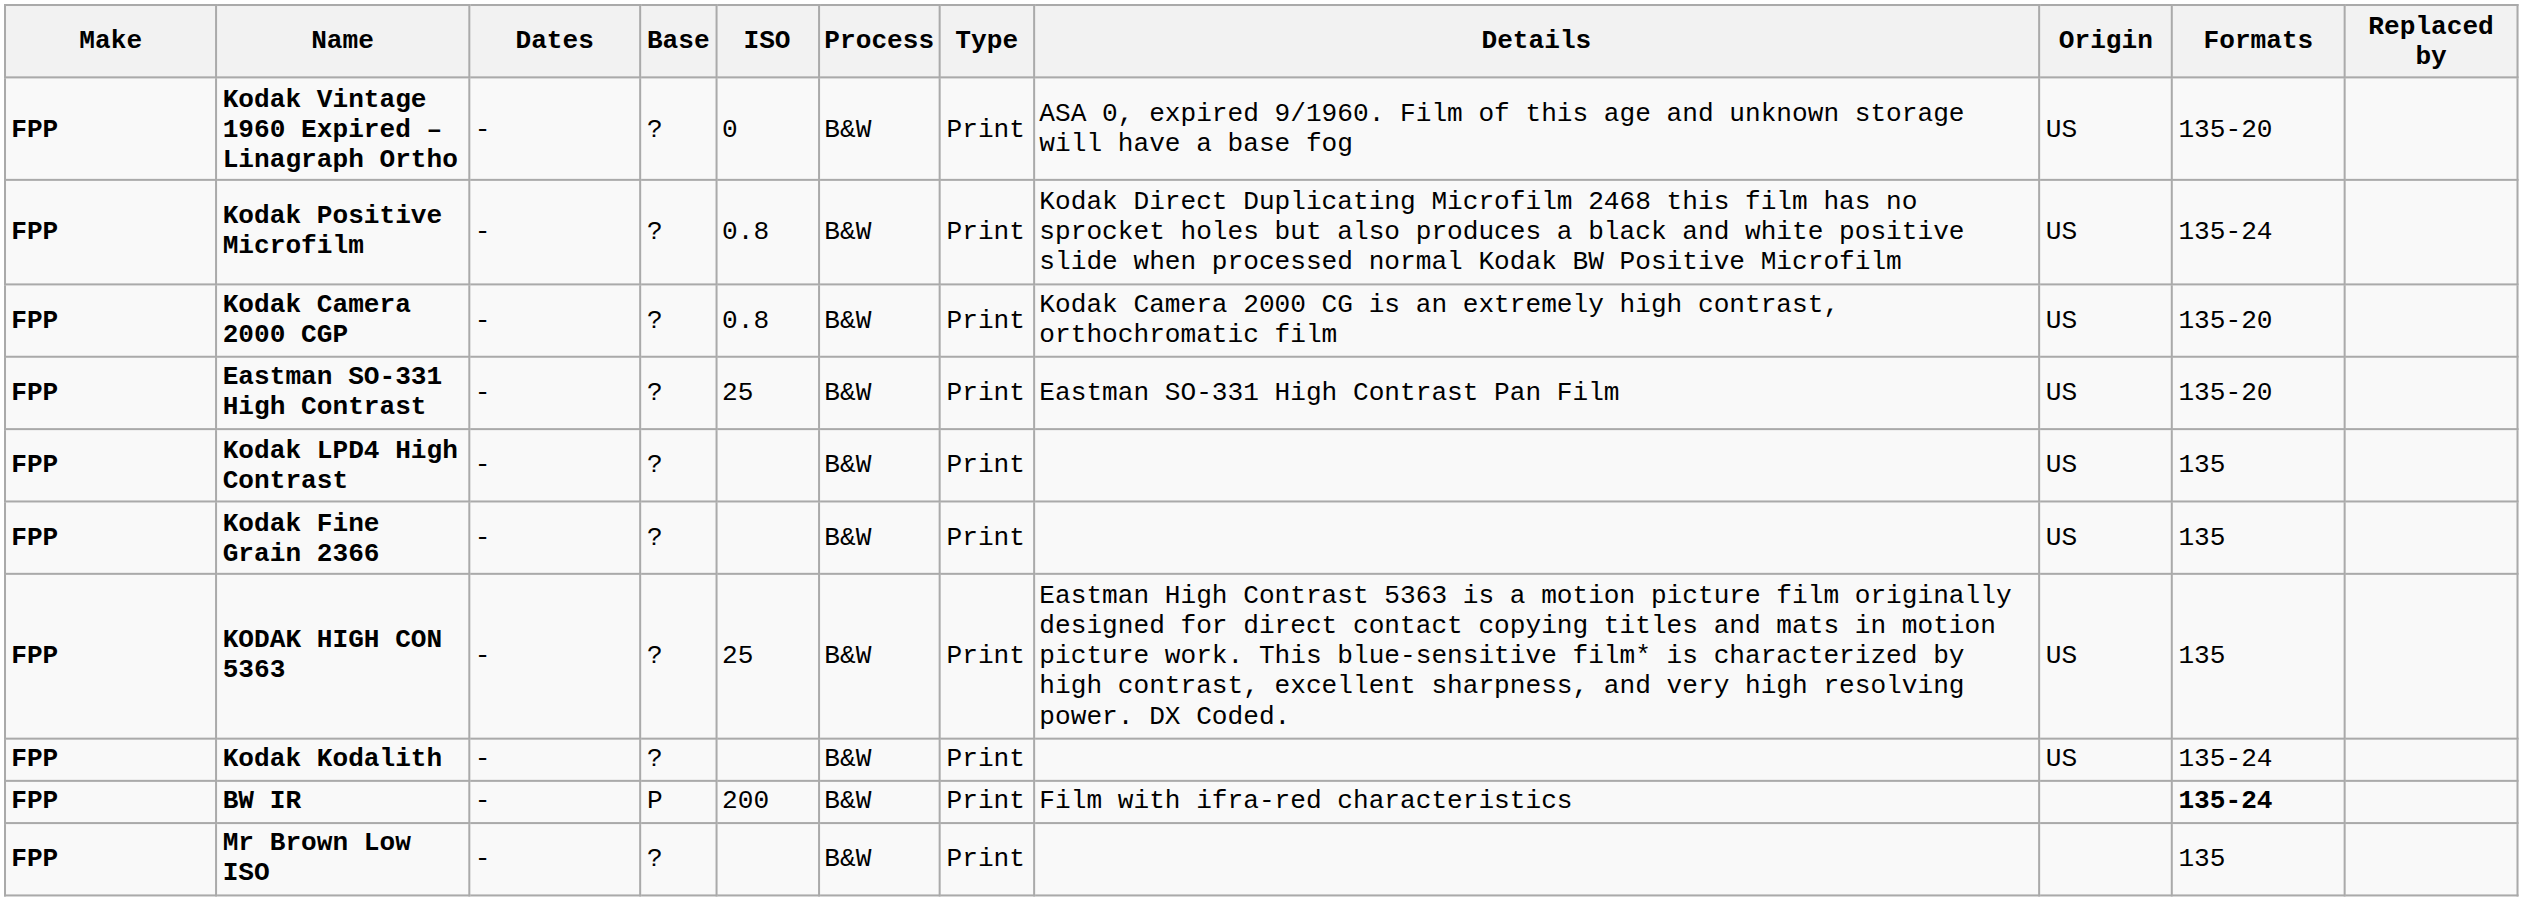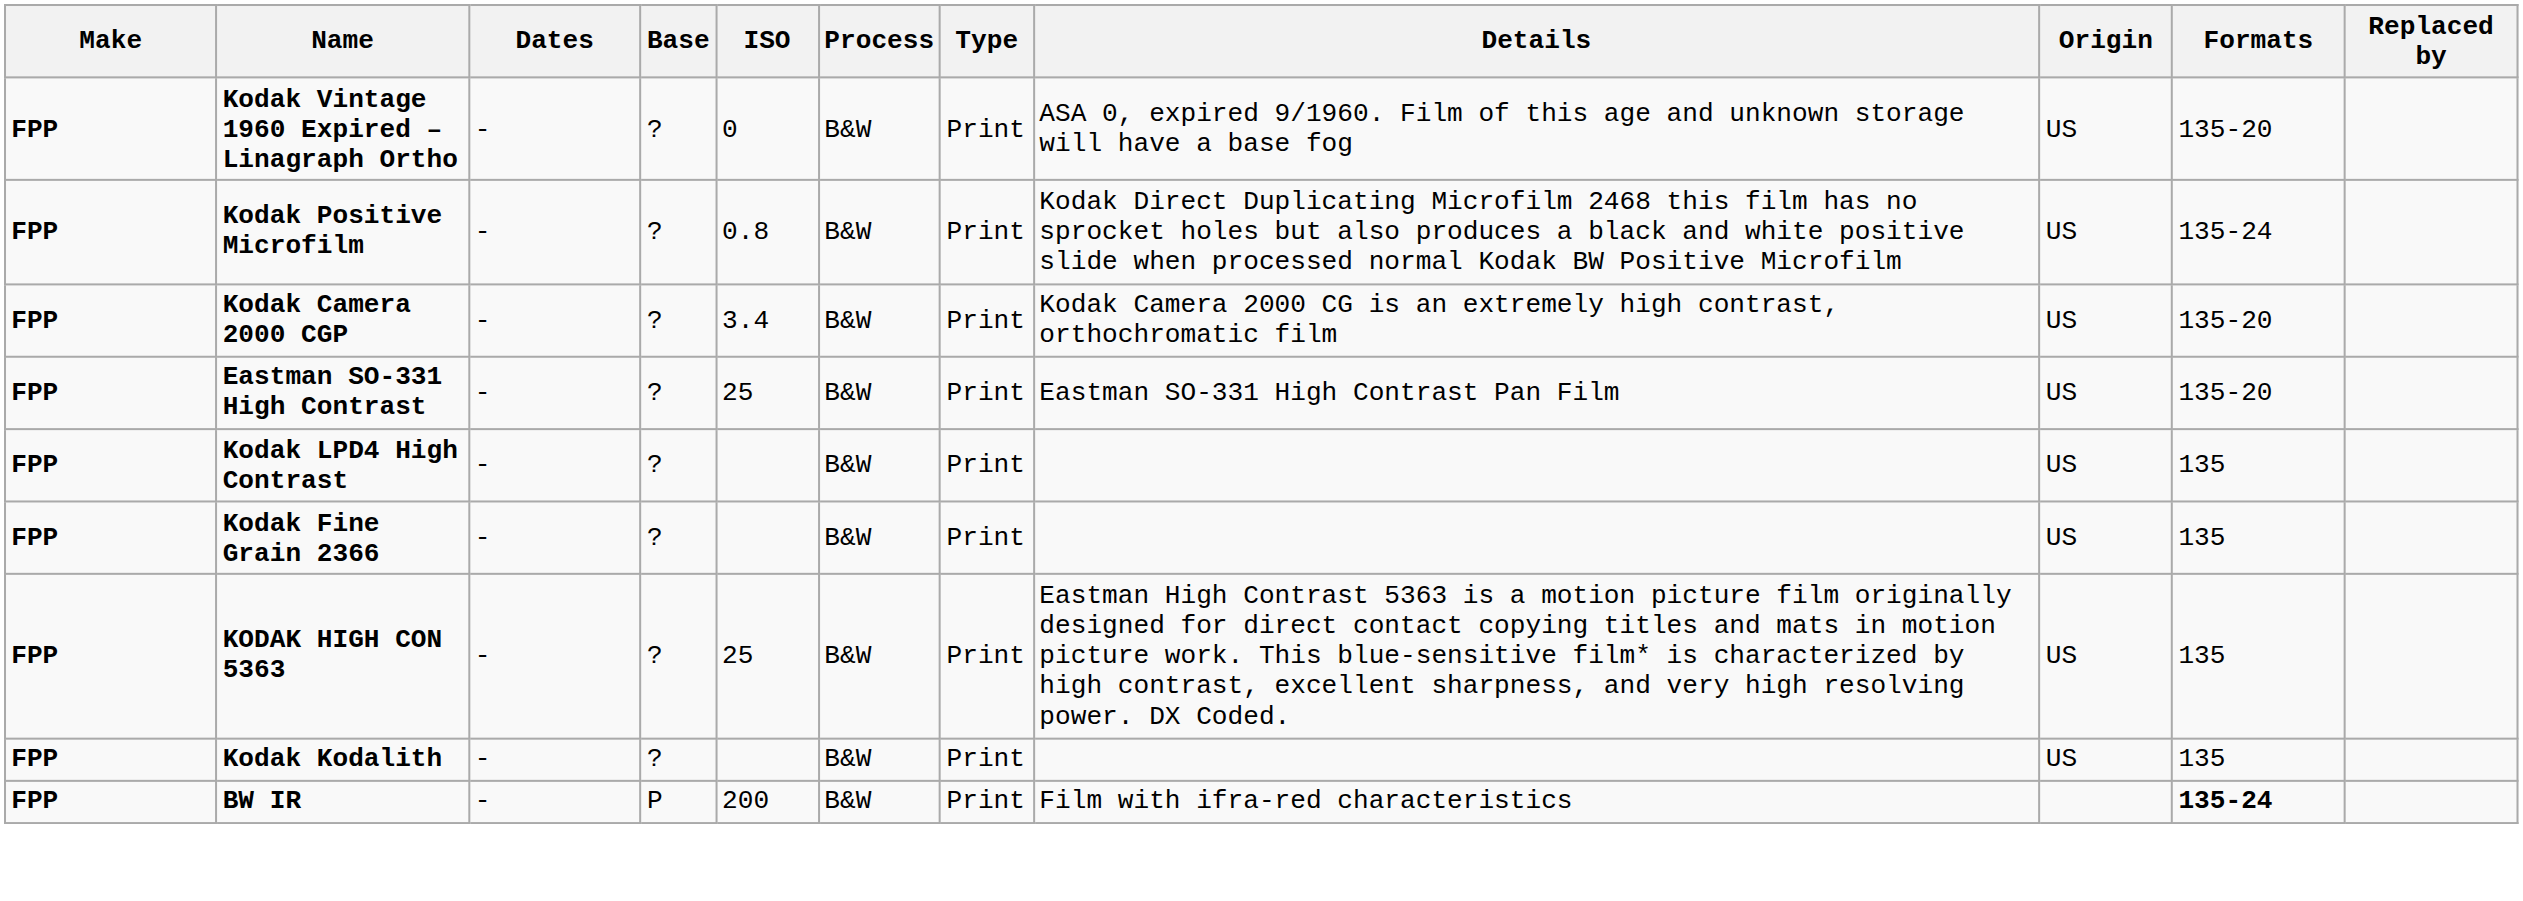(746, 320) 0.8 -> (746, 320) 3.4
(2225, 759) 135-24 -> (2202, 759) 135
- row: (317, 859)
